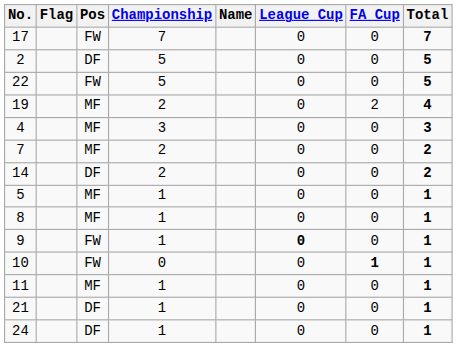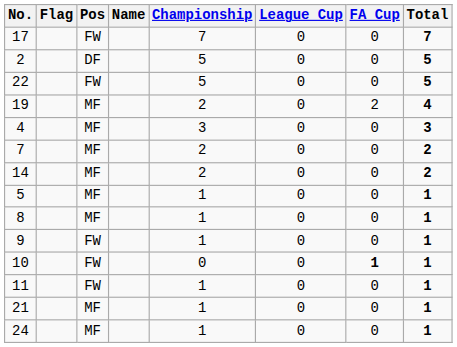columns swapped: (236, 16) <-> (162, 16)
(93, 174) DF -> (93, 174) MF
(301, 241) bold -> (301, 241) normal
(93, 287) MF -> (93, 287) FW
(93, 309) DF -> (93, 309) MF
(93, 332) DF -> (93, 332) MF
